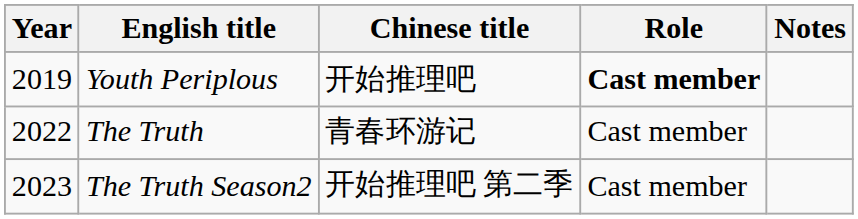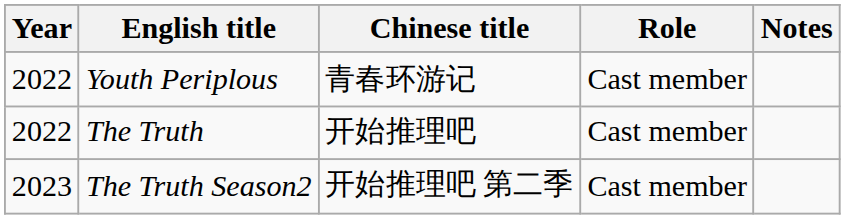(42, 78) 2019 -> (42, 78) 2022
(401, 77) 开始推理吧 -> (401, 77) 青春环游记
(674, 78) bold -> (667, 78) normal
(401, 131) 青春环游记 -> (401, 131) 开始推理吧
